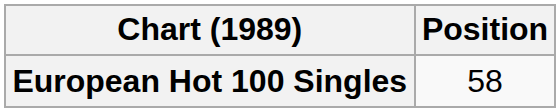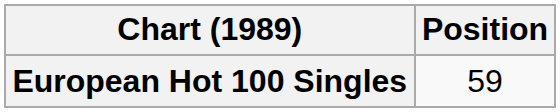(485, 80) 58 -> (485, 80) 59
